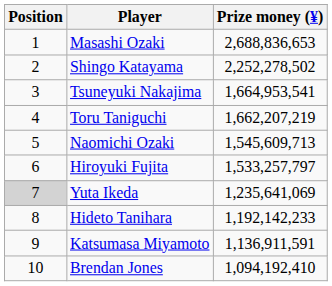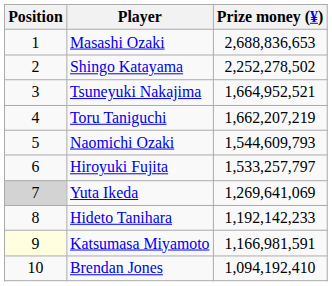(270, 92) 1,664,953,541 -> (270, 92) 1,664,952,521
(270, 142) 1,545,609,713 -> (270, 142) 1,544,609,793
(270, 192) 1,235,641,069 -> (270, 192) 1,269,641,069
(35, 243) no background -> (35, 243) lightyellow background
(270, 243) 1,136,911,591 -> (270, 243) 1,166,981,591
